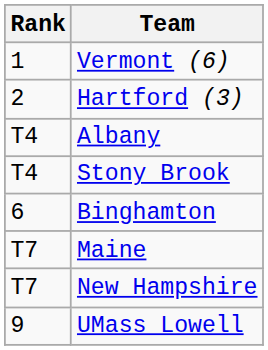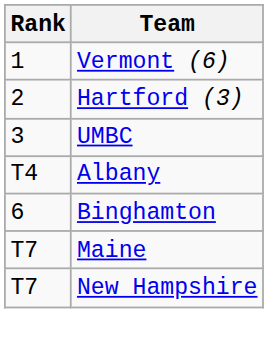+ row: (105, 137)
- row: (153, 175)
- row: (160, 325)
